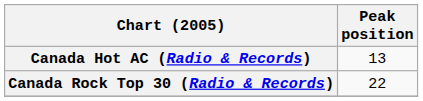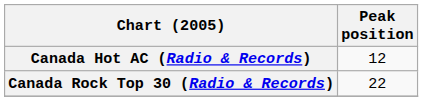(377, 59) 13 -> (377, 59) 12
